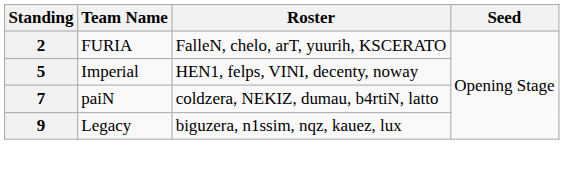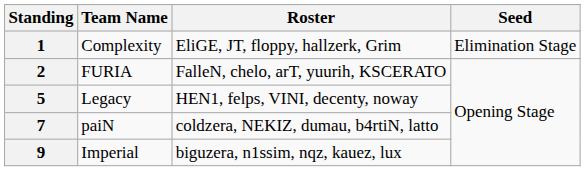+ row: (41, 44)
(110, 71) Imperial -> (106, 98) Legacy
(106, 125) Legacy -> (110, 152) Imperial
